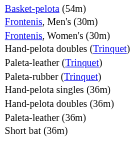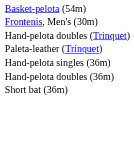- row: (57, 35)
- row: (53, 76)
- row: (45, 117)
